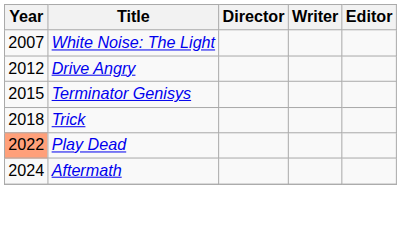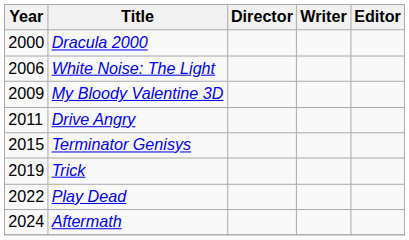+ row: (100, 42)
(26, 42) 2007 -> (26, 68) 2006
+ row: (138, 94)
(26, 68) 2012 -> (26, 119) 2011
(26, 119) 2018 -> (26, 171) 2019
(26, 145) lightsalmon background -> (26, 196) no background
